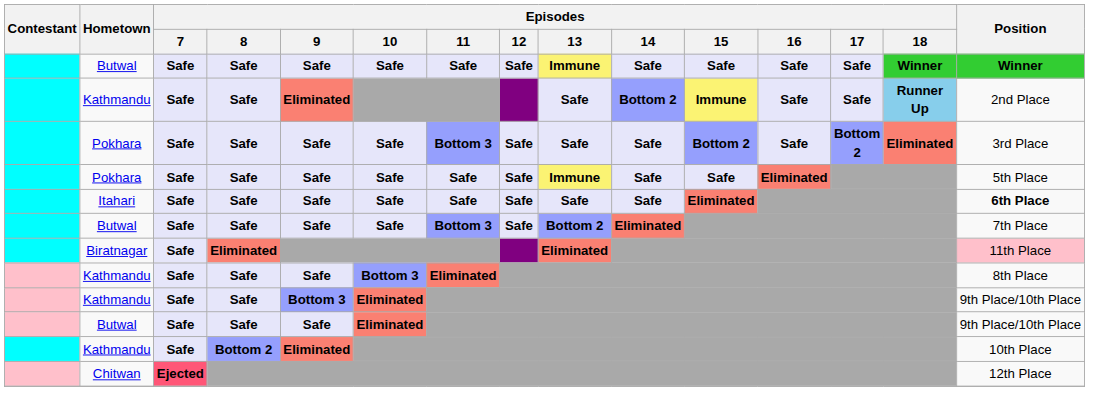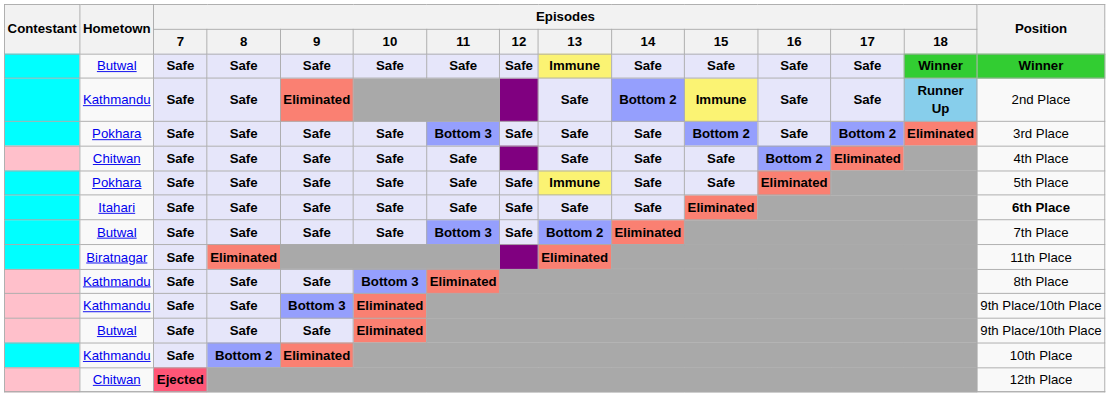+ row: (117, 159)
(1020, 251) pink background -> (1041, 257) no background
